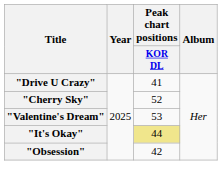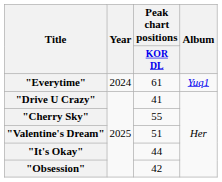+ row: (56, 82)
(157, 99) 52 -> (157, 117) 55
(157, 117) 53 -> (157, 134) 51
(157, 134) khaki background -> (157, 151) no background
